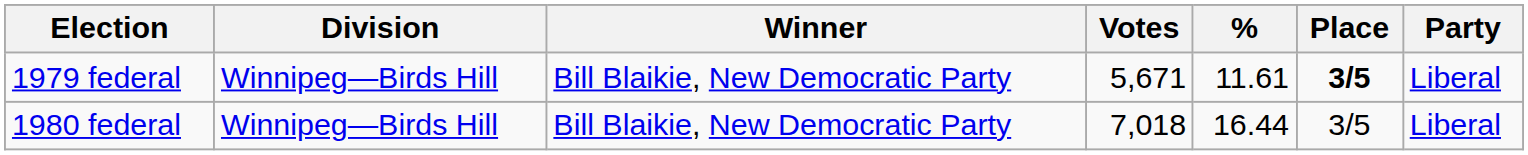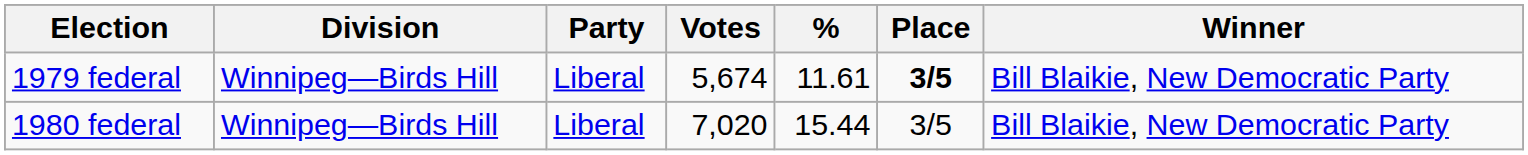columns swapped: (1463, 28) <-> (816, 28)
(1148, 76) 5,671 -> (729, 76) 5,674
(1148, 125) 7,018 -> (729, 125) 7,020
(1251, 125) 16.44 -> (832, 125) 15.44
